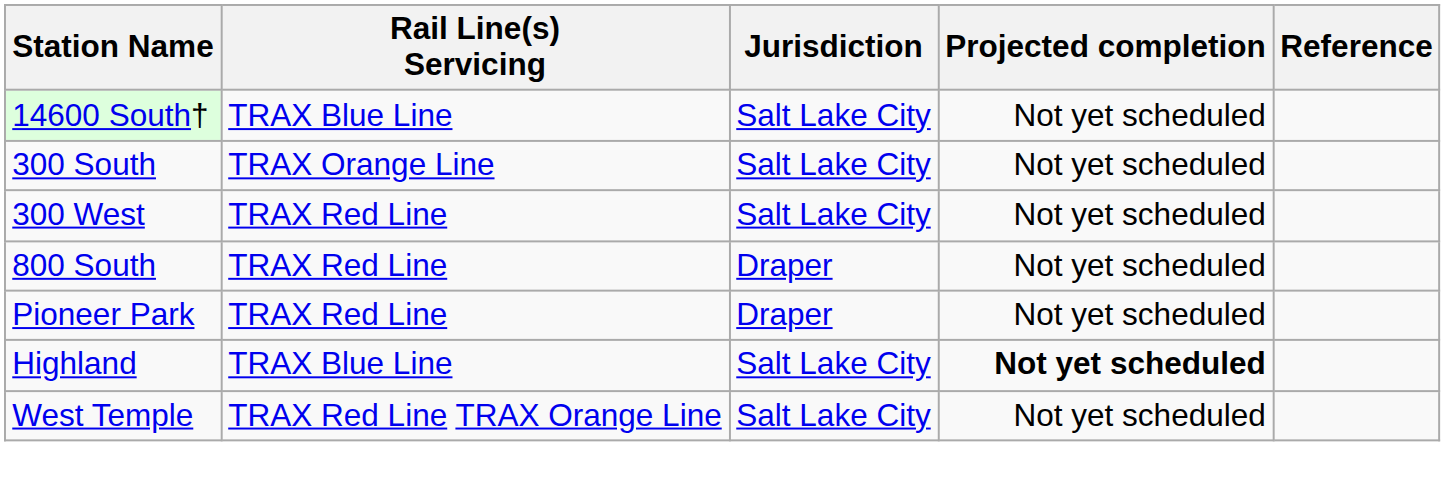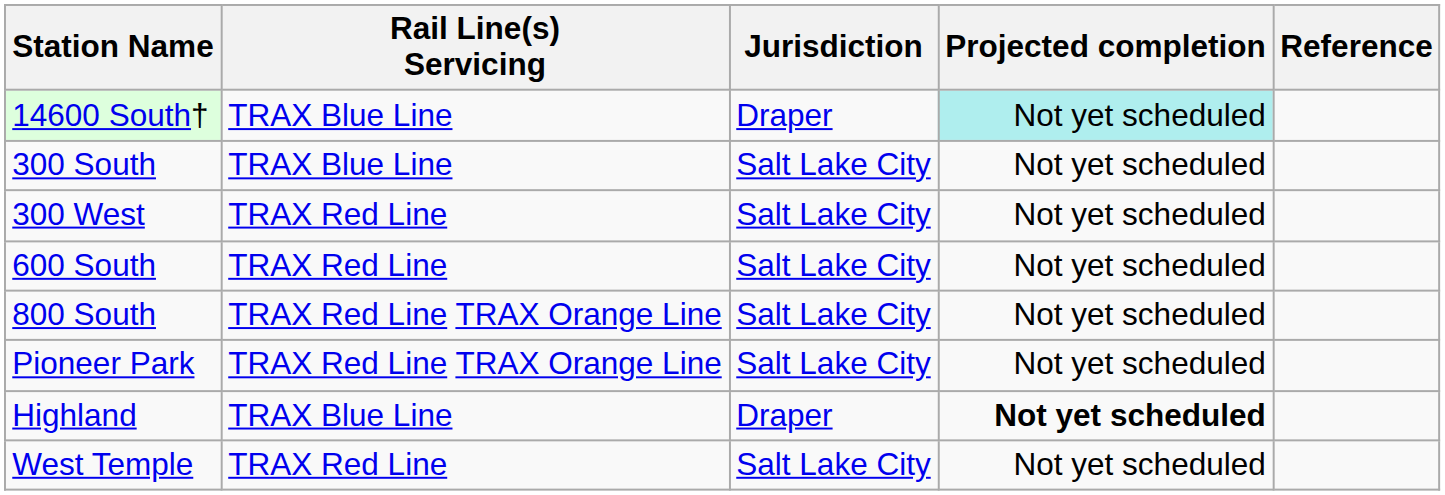(833, 114) Salt Lake City -> (784, 114) Draper
(1140, 114) no background -> (1140, 114) paleturquoise background
(361, 164) TRAX Orange Line -> (340, 164) TRAX Blue Line
+ row: (84, 264)
(338, 264) TRAX Red Line -> (475, 314) TRAX Red Line TRAX Orange Line
(784, 264) Draper -> (833, 314) Salt Lake City
(338, 314) TRAX Red Line -> (475, 364) TRAX Red Line TRAX Orange Line
(784, 314) Draper -> (833, 364) Salt Lake City
(833, 364) Salt Lake City -> (784, 414) Draper
(475, 414) TRAX Red Line TRAX Orange Line -> (338, 464) TRAX Red Line
